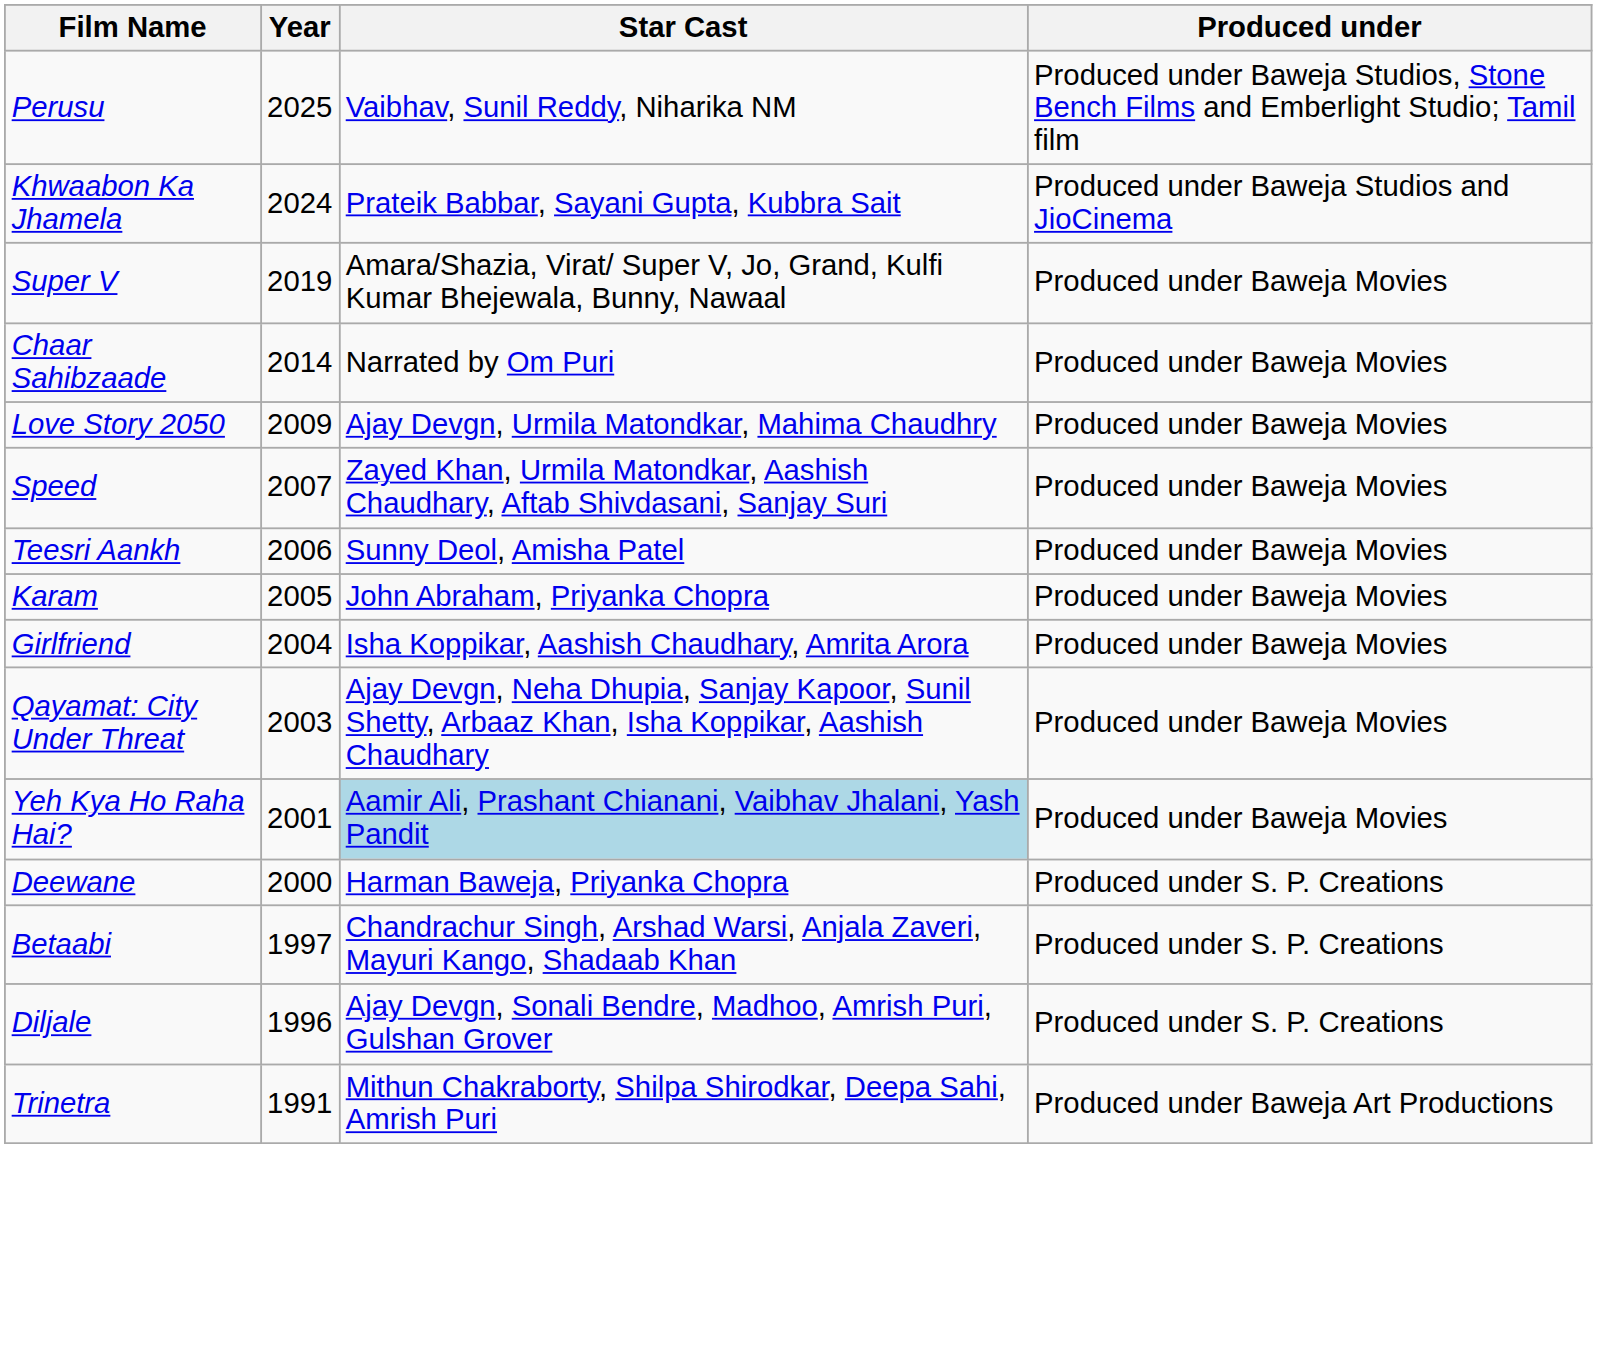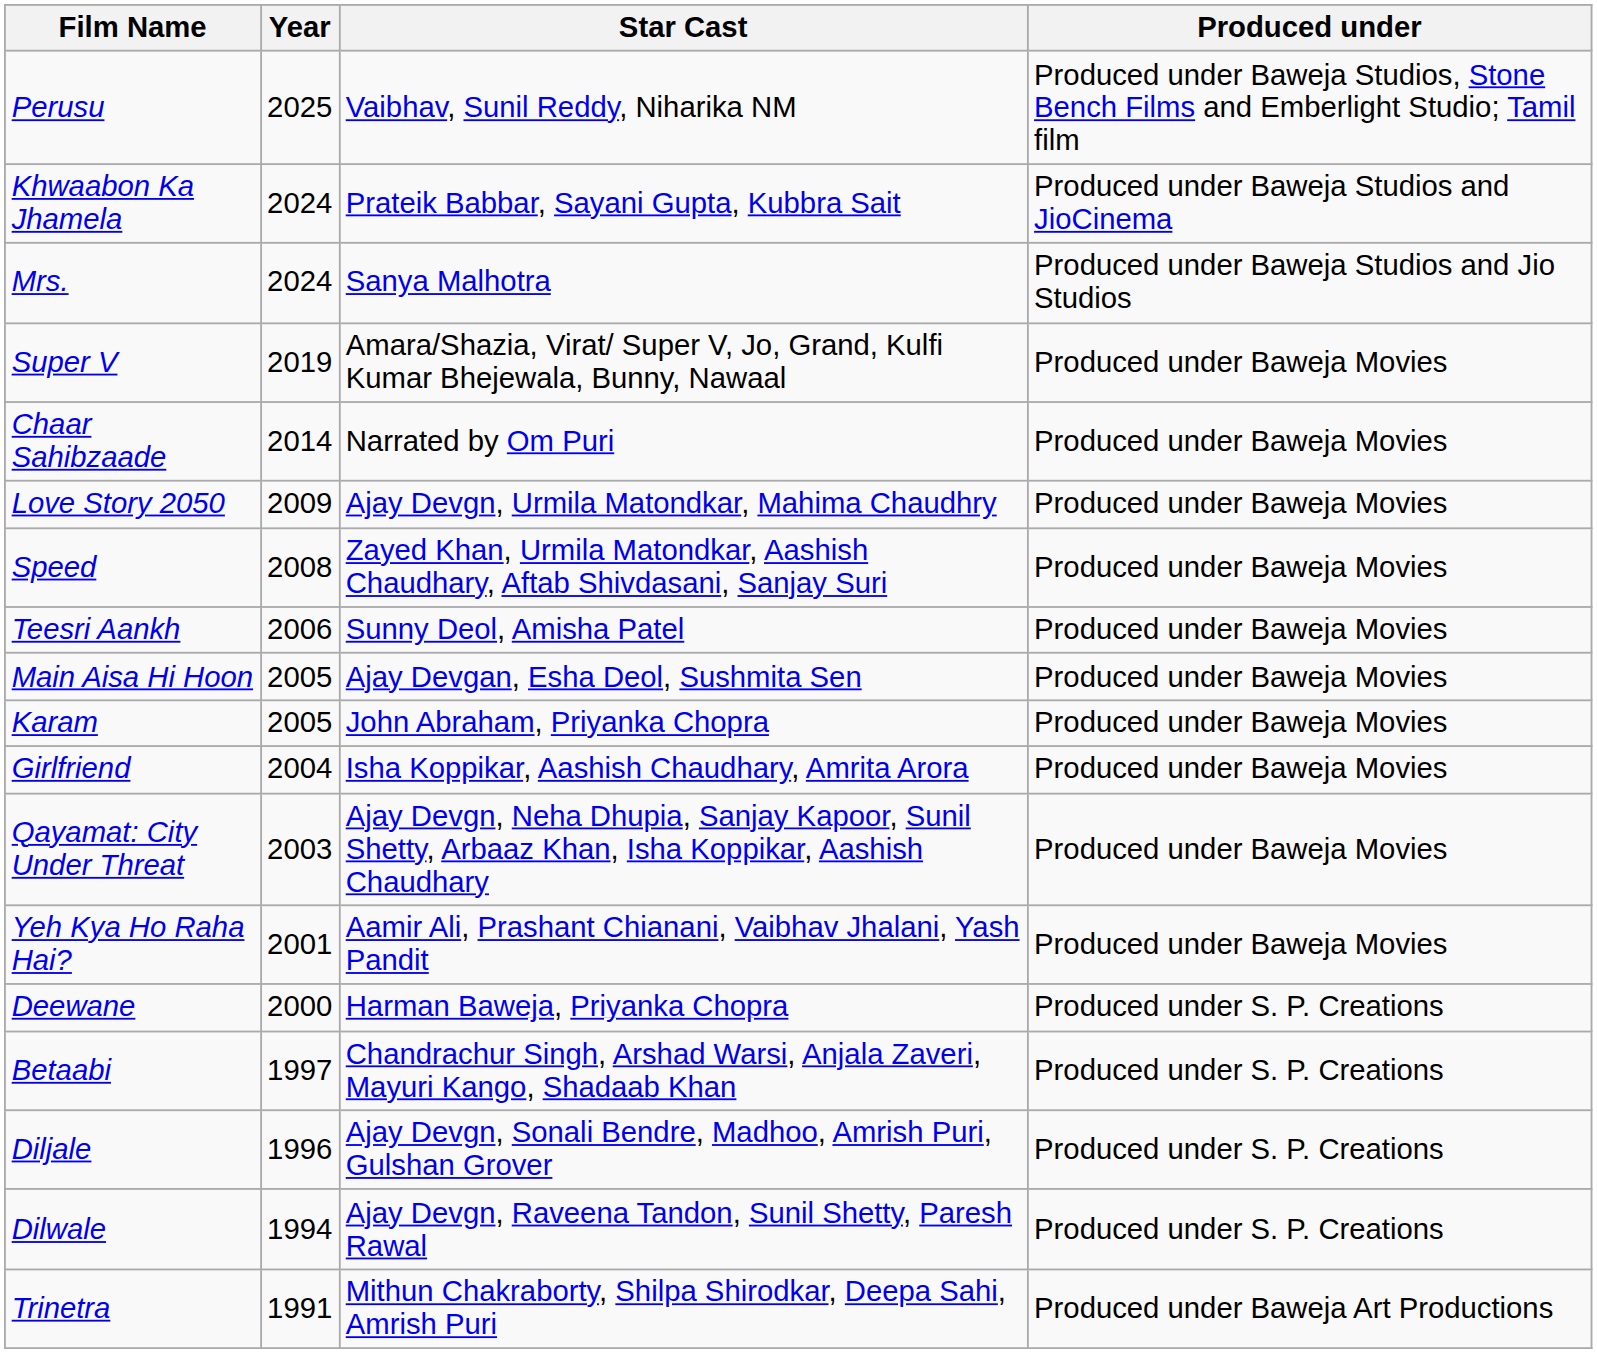+ row: (40, 282)
(300, 487) 2007 -> (300, 566) 2008
+ row: (132, 676)
(683, 818) lightblue background -> (683, 944) no background
+ row: (59, 1228)
